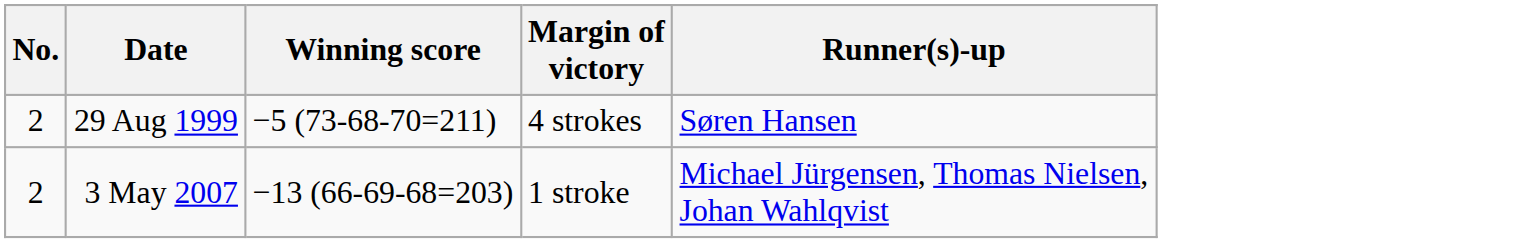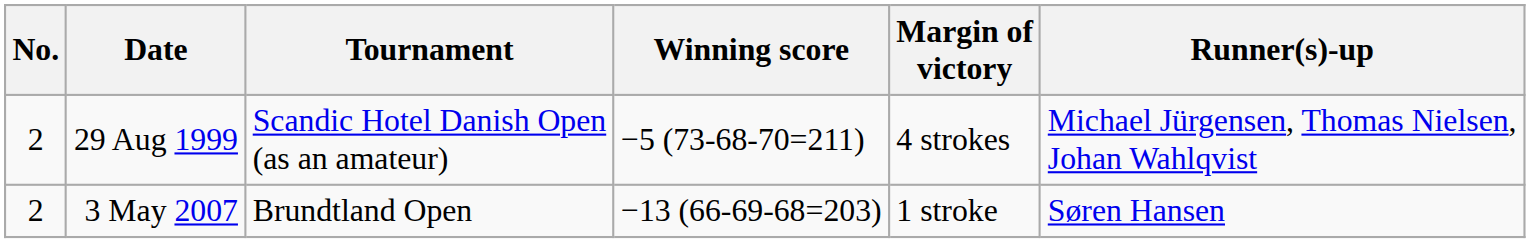+ column: (429, 49)
(768, 120) Søren Hansen -> (1282, 139) Michael Jürgensen, Thomas Nielsen, Johan Wahlqvist
(914, 192) Michael Jürgensen, Thomas Nielsen, Johan Wahlqvist -> (1136, 210) Søren Hansen
